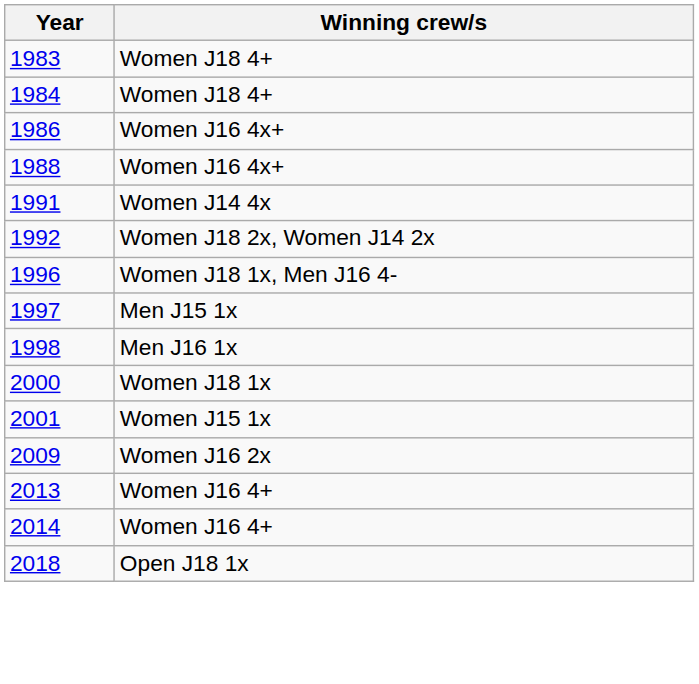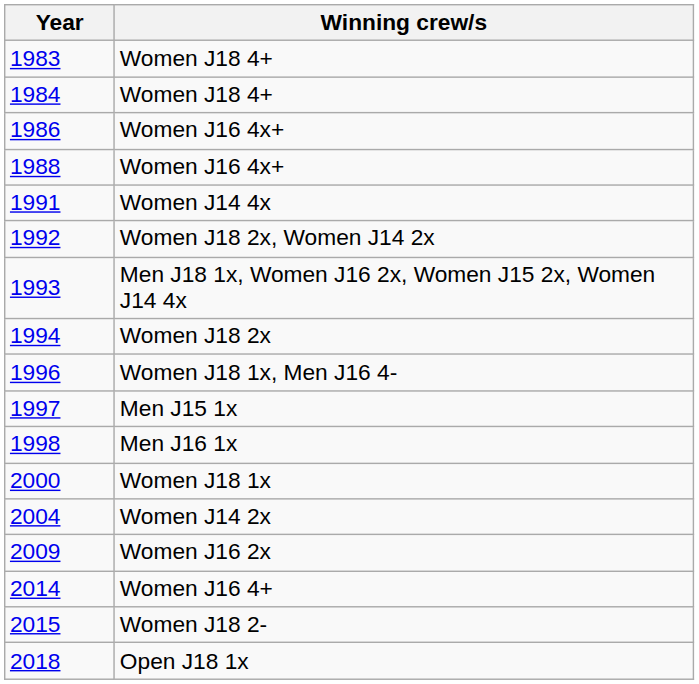+ row: (35, 287)
+ row: (35, 336)
- row: (35, 418)
+ row: (35, 516)
- row: (35, 490)
+ row: (35, 624)
